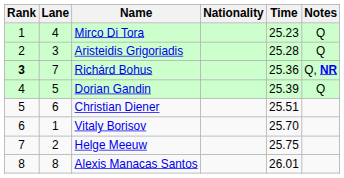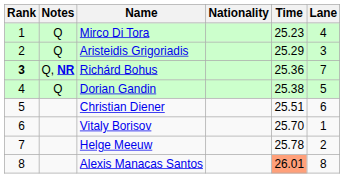columns swapped: (55, 13) <-> (321, 13)
(284, 51) 25.28 -> (289, 51) 25.29
(284, 88) 25.39 -> (289, 88) 25.38
(284, 145) 25.75 -> (289, 145) 25.78
(284, 164) no background -> (289, 164) lightsalmon background
